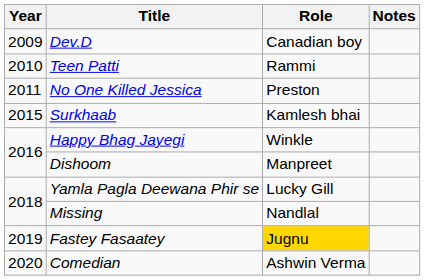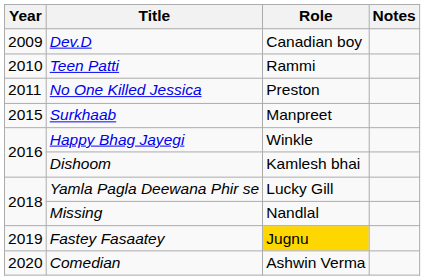(313, 115) Kamlesh bhai -> (299, 115) Manpreet
(299, 164) Manpreet -> (313, 164) Kamlesh bhai
